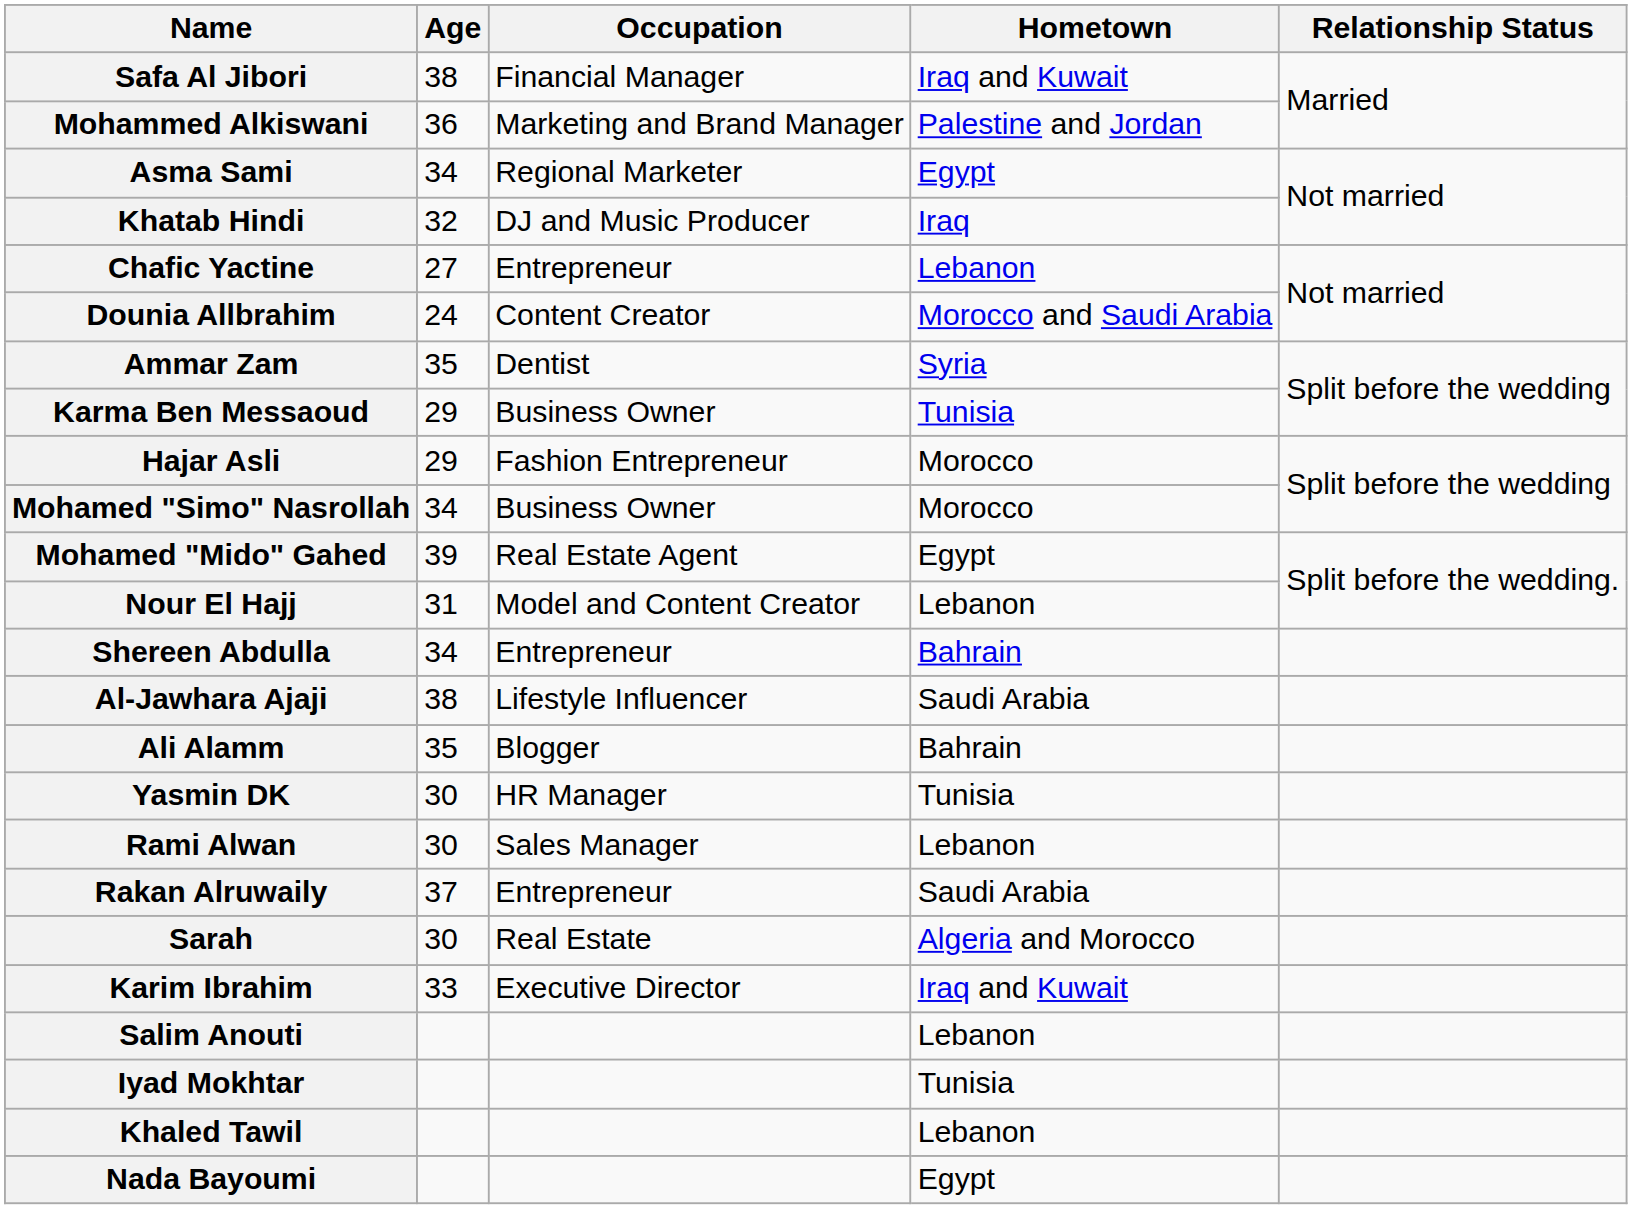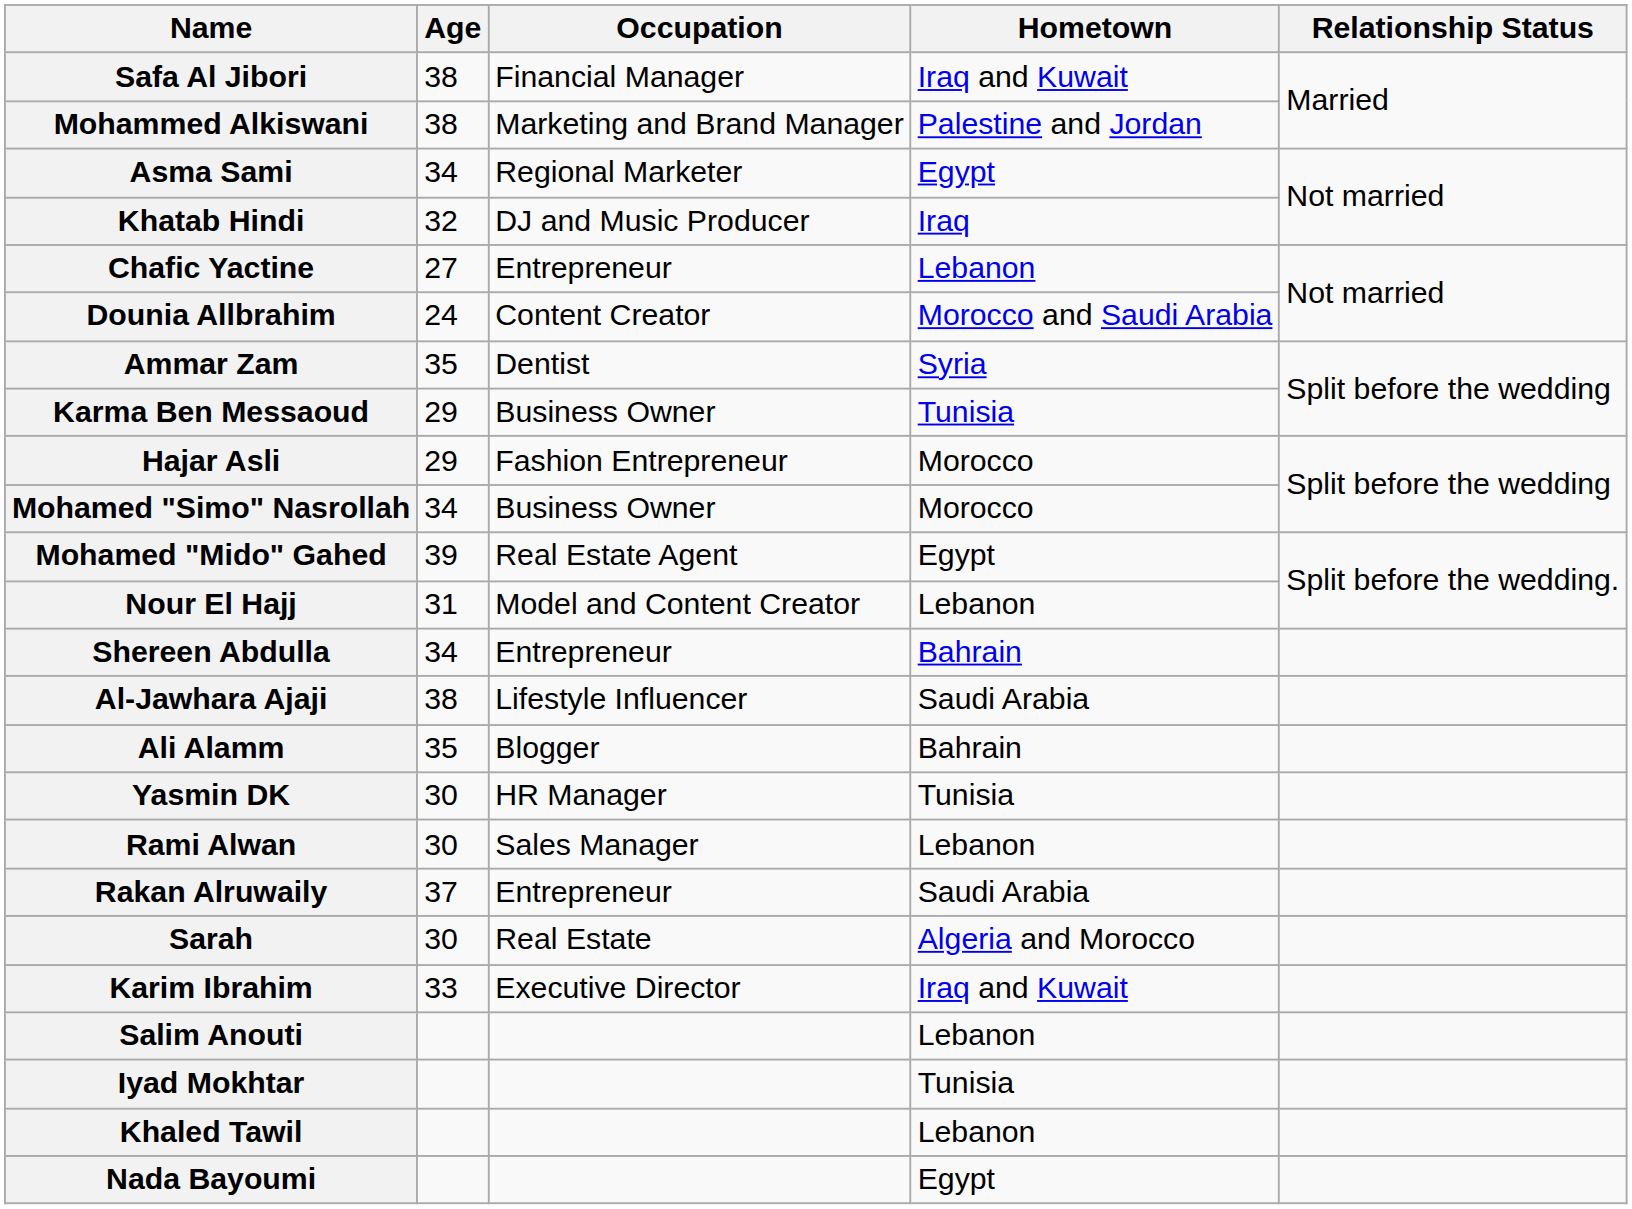(441, 124) 36 -> (441, 124) 38
